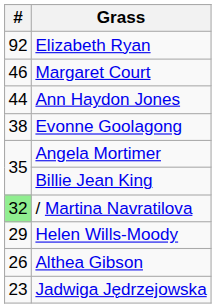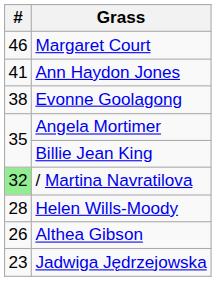- row: (93, 45)
(18, 99) 44 -> (18, 72) 41
(18, 235) 29 -> (18, 208) 28
